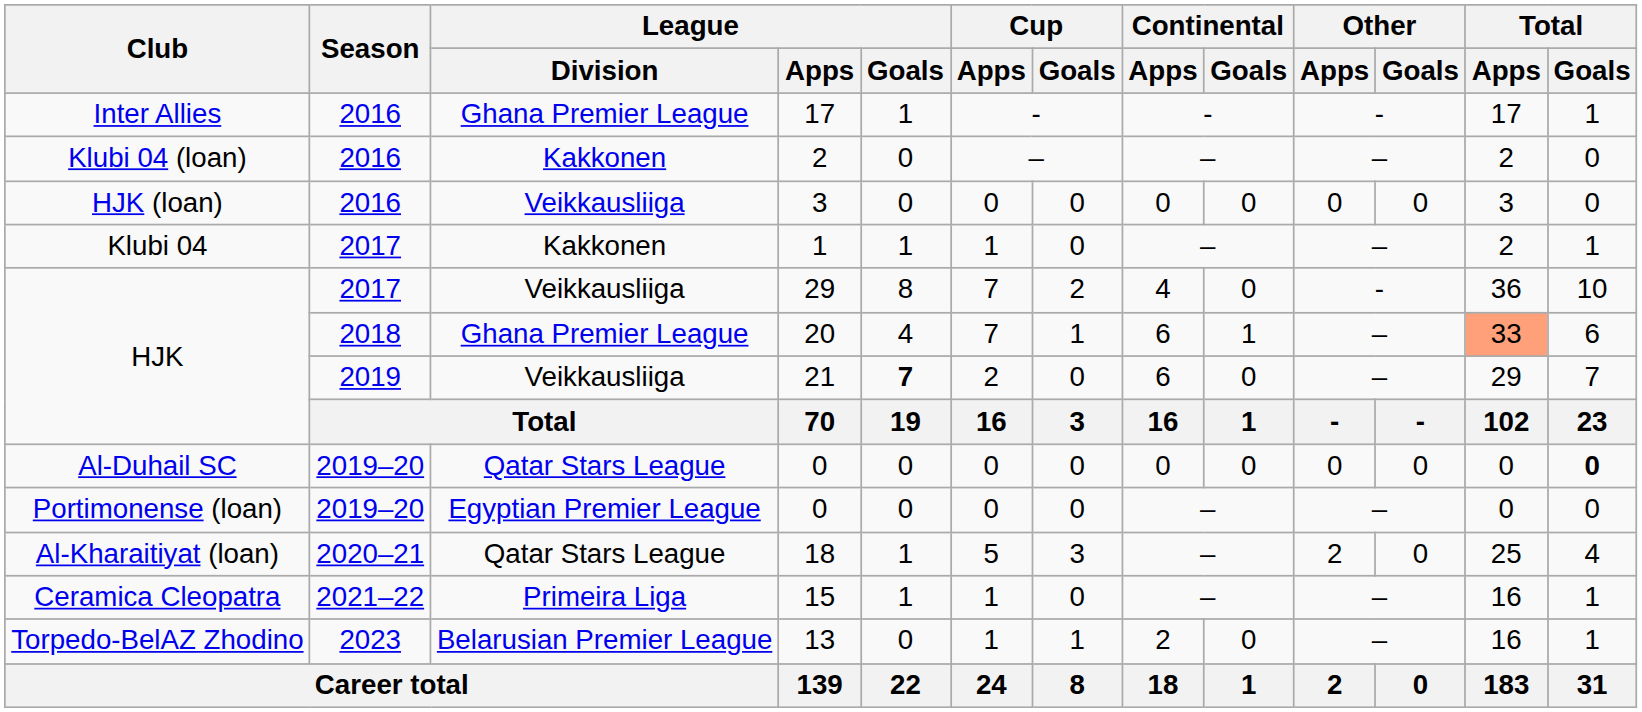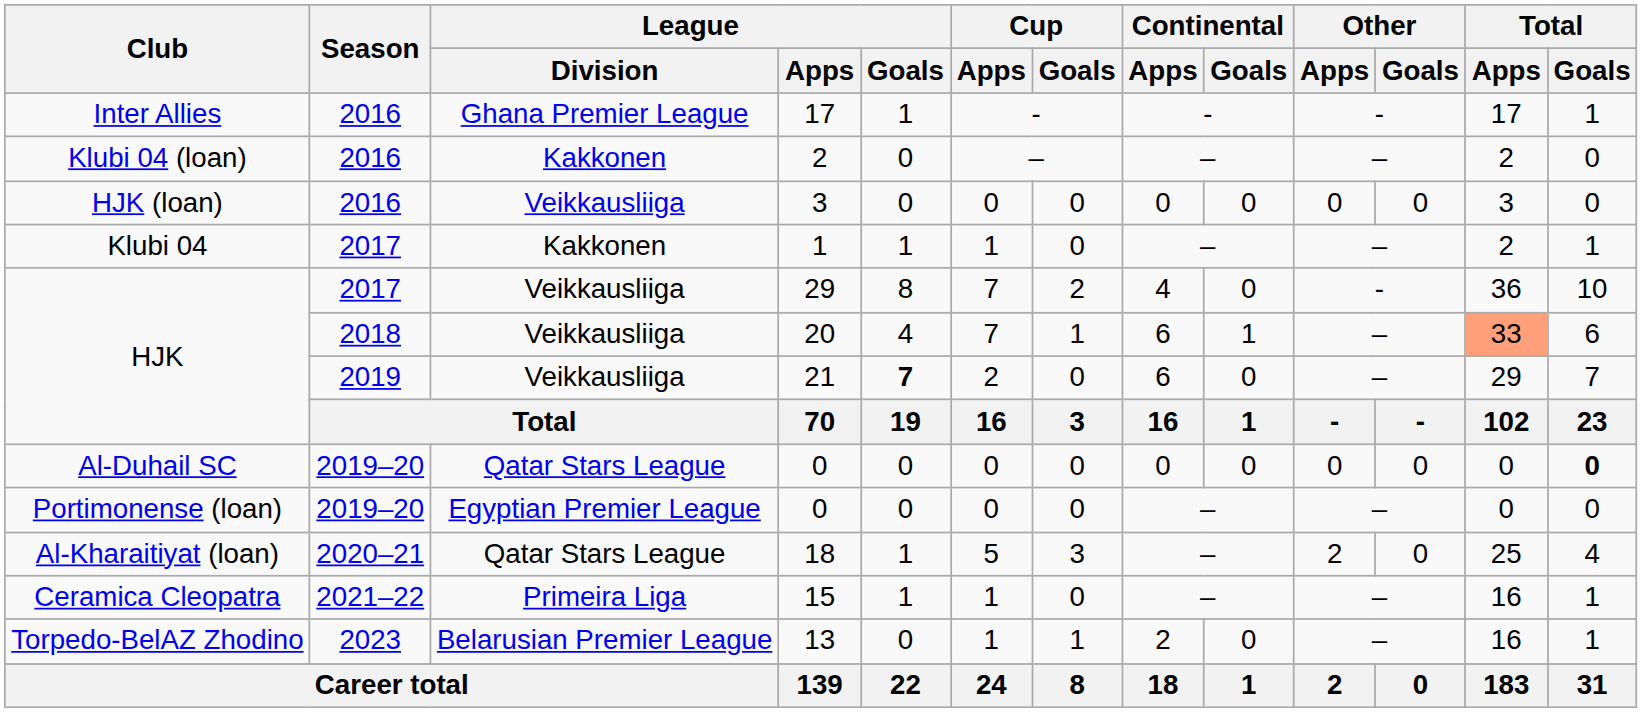(605, 333) Ghana Premier League -> (605, 333) Veikkausliiga
